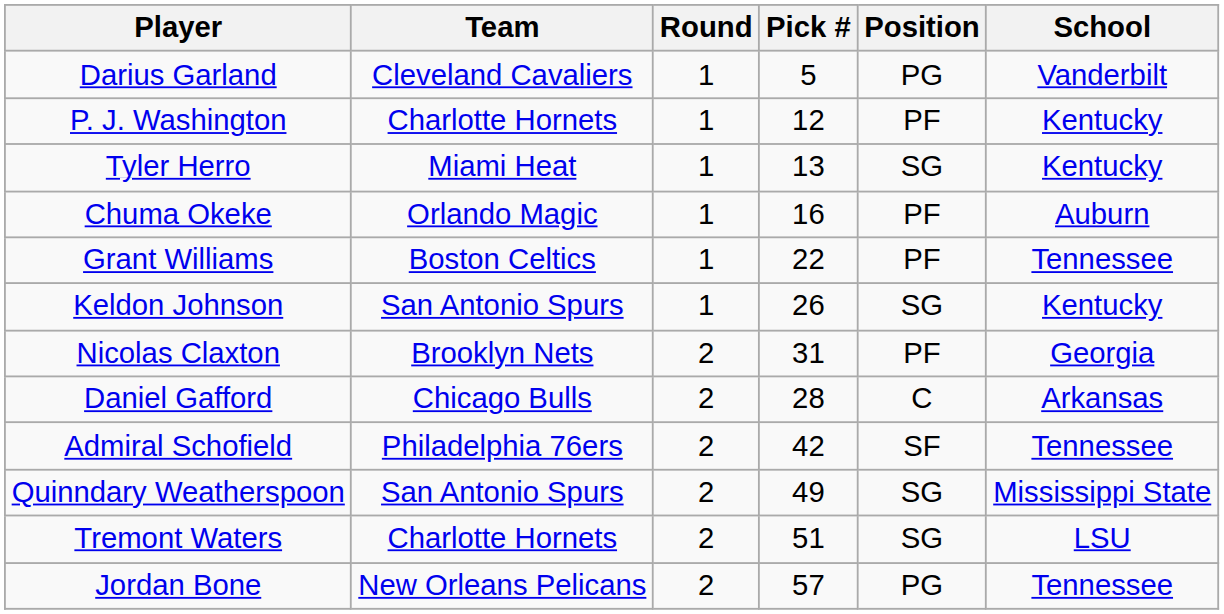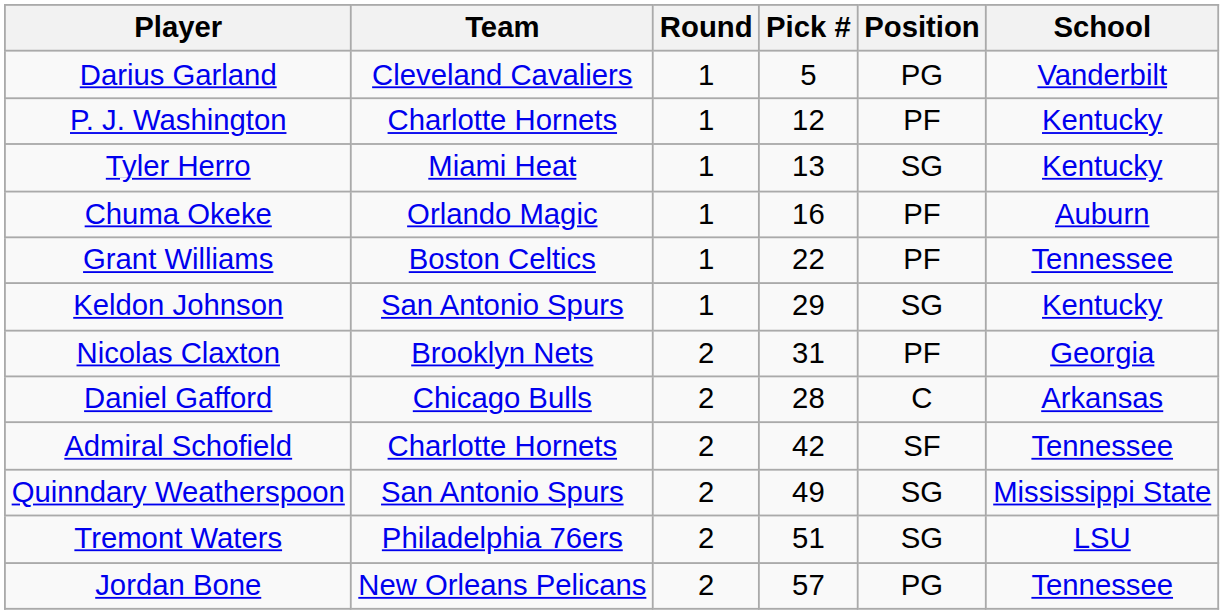(808, 306) 26 -> (808, 306) 29
(502, 445) Philadelphia 76ers -> (502, 445) Charlotte Hornets
(502, 538) Charlotte Hornets -> (502, 538) Philadelphia 76ers
